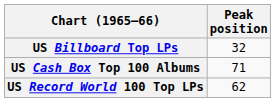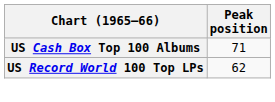- row: (106, 48)
